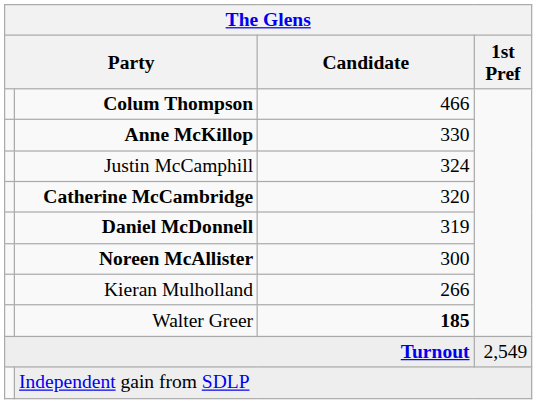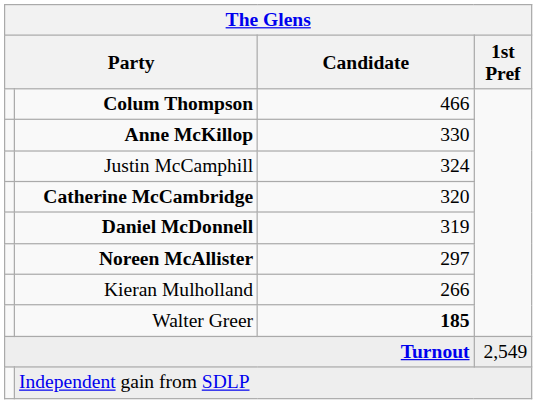(455, 258) 300 -> (455, 258) 297
